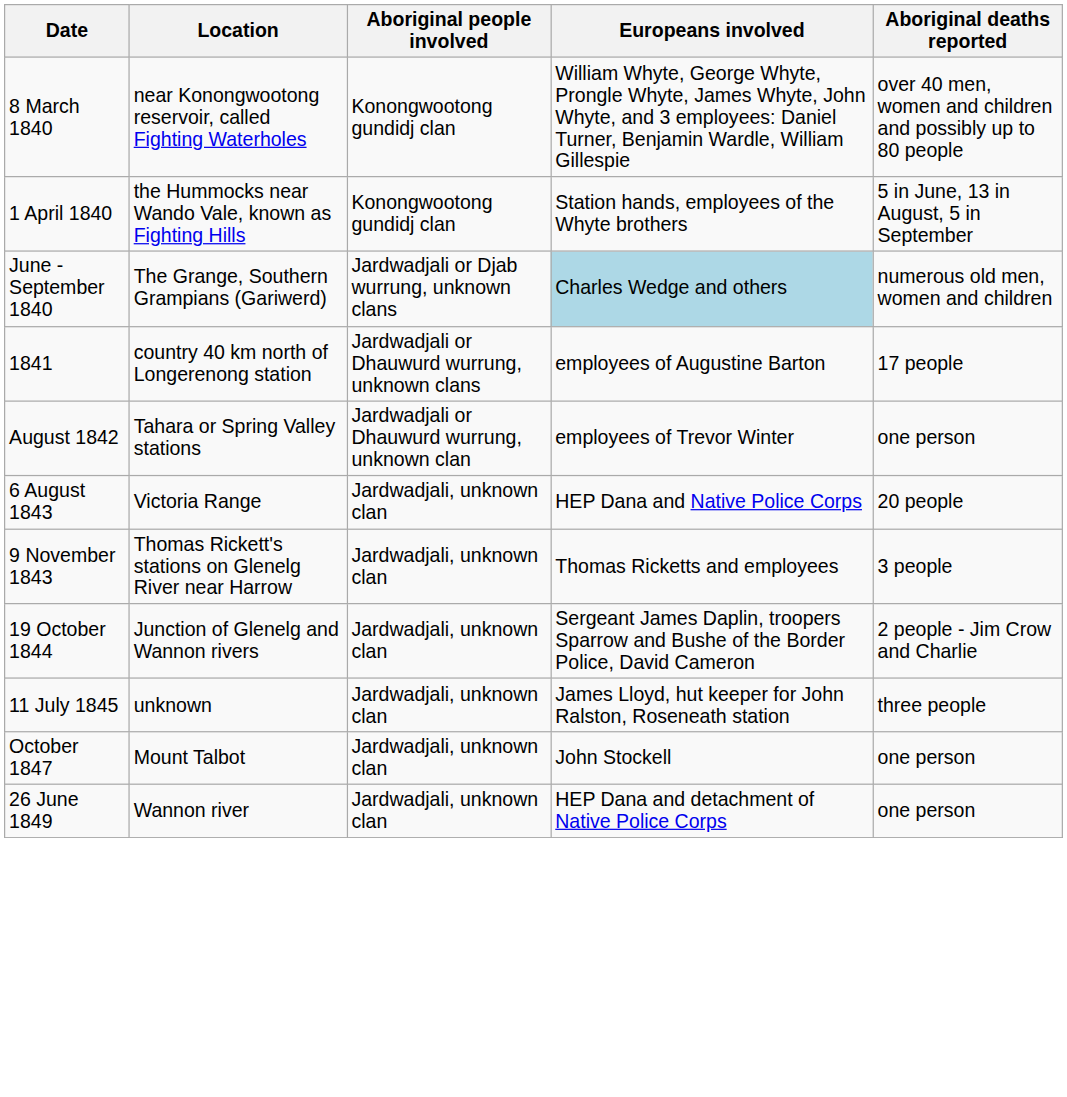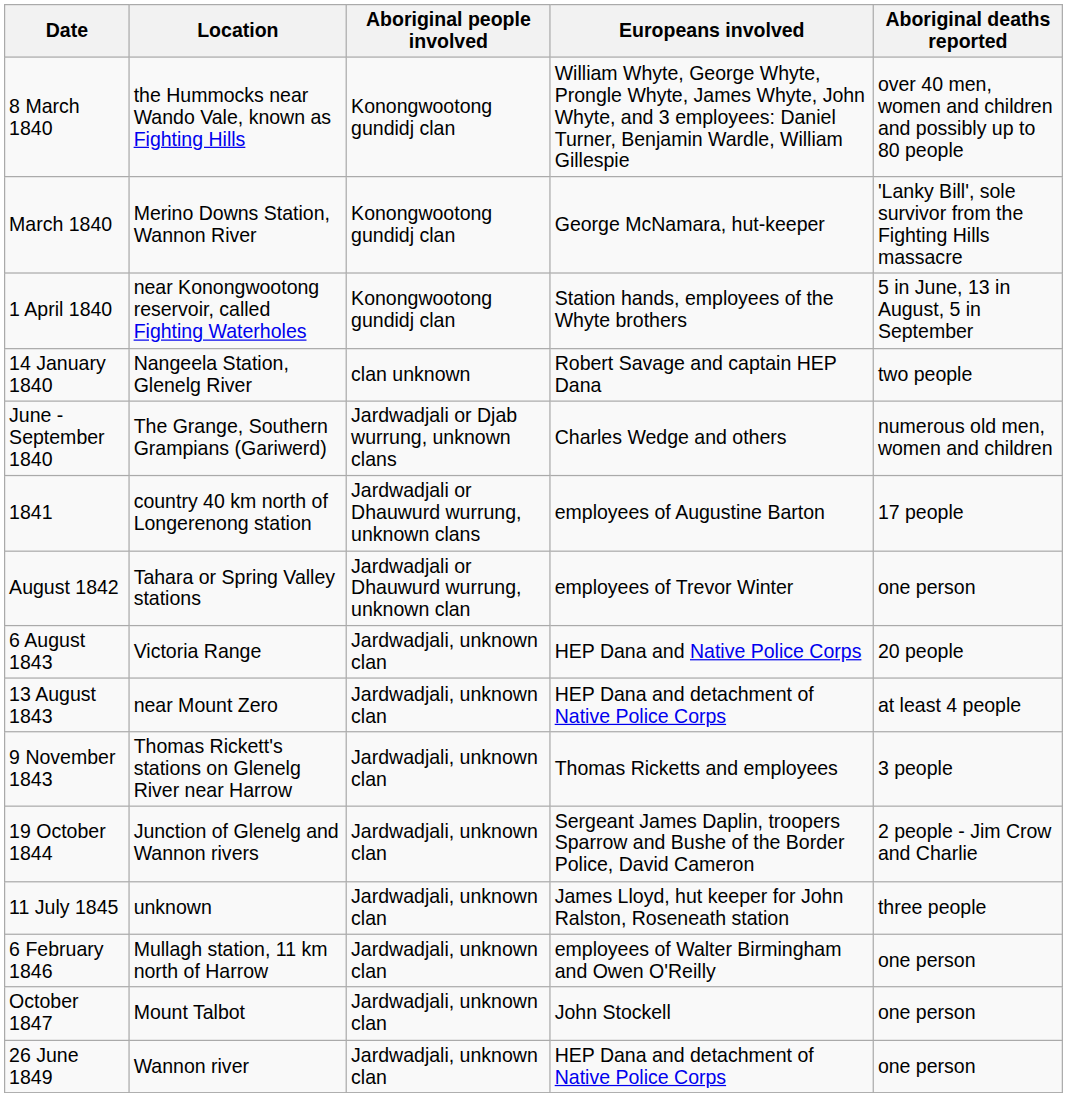(226, 116) near Konongwootong reservoir, called Fighting Waterholes -> (232, 116) the Hummocks near Wando Vale, known as Fighting Hills
+ row: (61, 224)
(232, 213) the Hummocks near Wando Vale, known as Fighting Hills -> (226, 310) near Konongwootong reservoir, called Fighting Waterholes
+ row: (57, 374)
(671, 288) lightblue background -> (671, 438) no background
+ row: (53, 704)
+ row: (56, 960)
